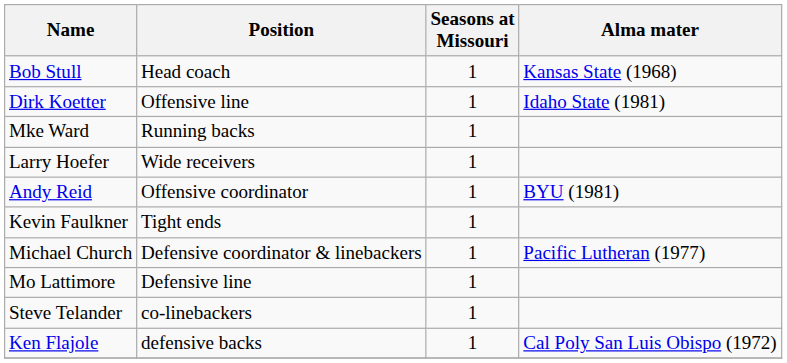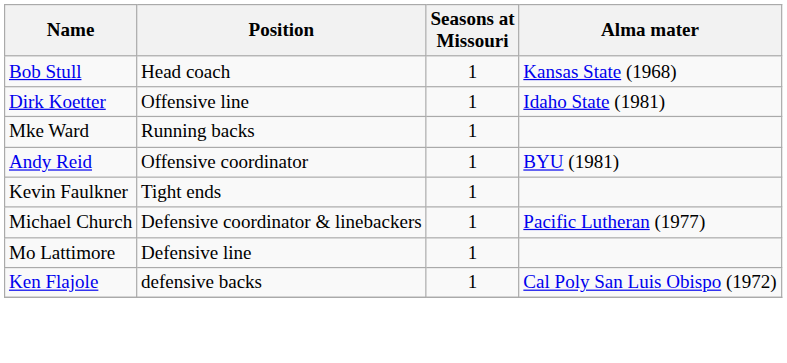- row: (59, 161)
- row: (66, 312)
